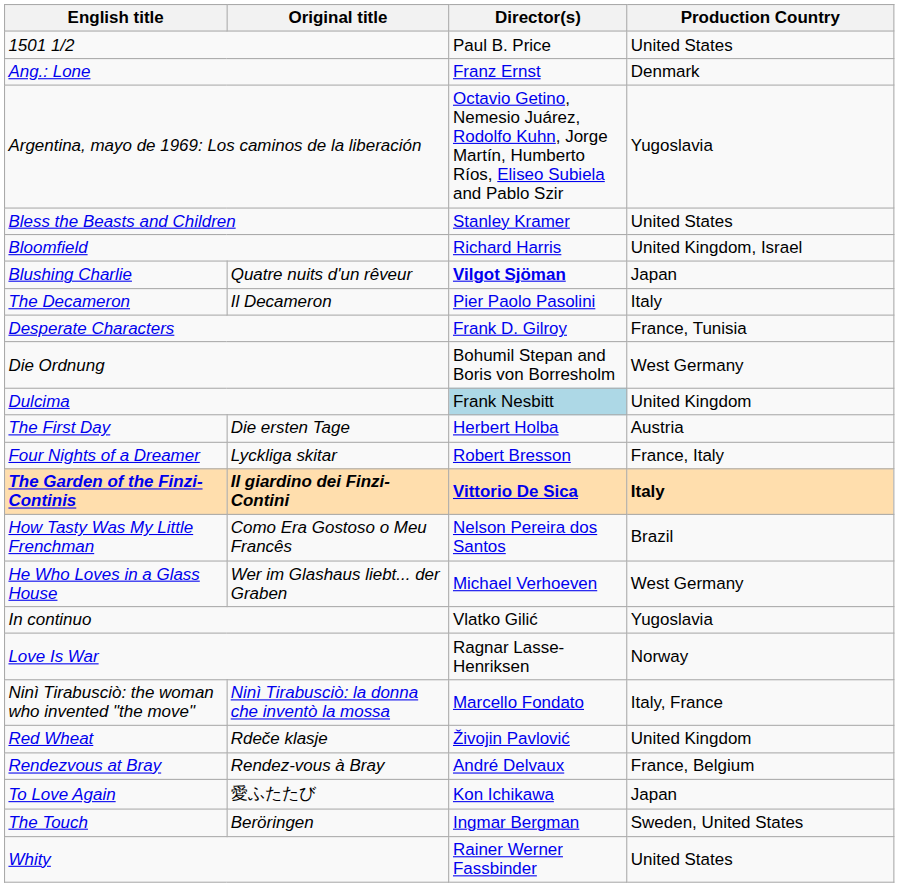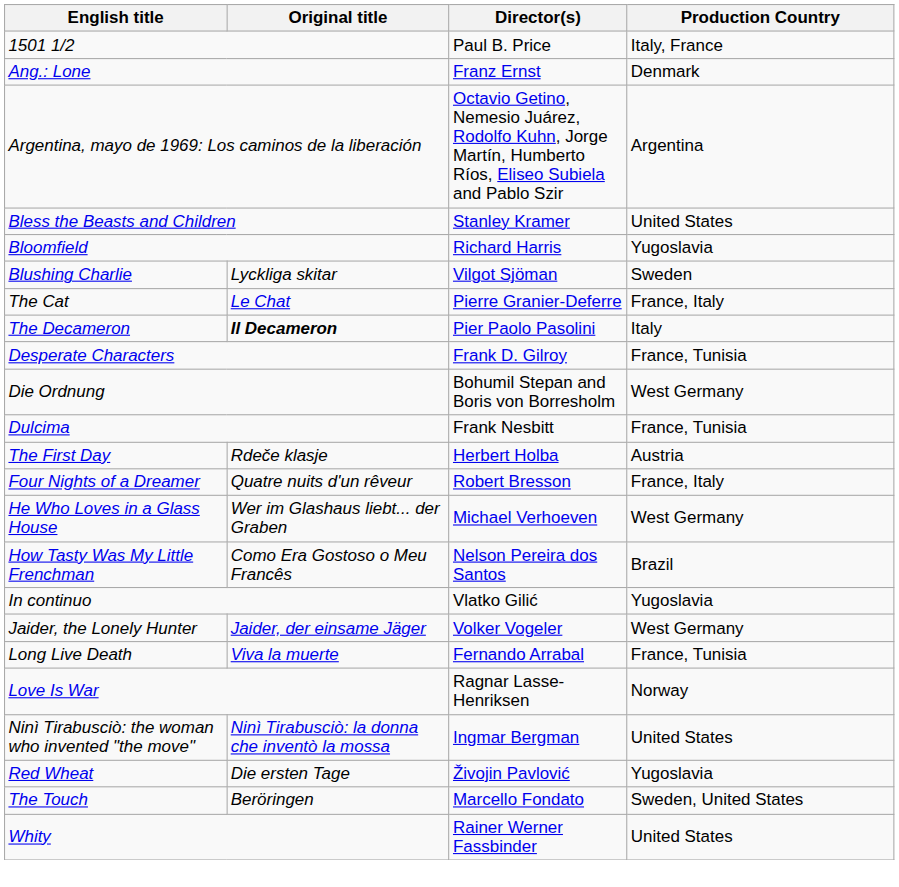(682, 44) United States -> (677, 44) Italy, France
(672, 146) Yugoslavia -> (667, 146) Argentina
(717, 247) United Kingdom, Israel -> (672, 247) Yugoslavia
(321, 274) Quatre nuits d'un rêveur -> (284, 274) Lyckliga skitar
(509, 274) bold -> (505, 274) normal
(654, 274) Japan -> (661, 274) Sweden
+ row: (39, 301)
(281, 301) normal -> (284, 328) bold
(503, 401) lightblue background -> (503, 428) no background
(691, 401) United Kingdom -> (689, 428) France, Tunisia
(290, 428) Die ersten Tage -> (279, 455) Rdeče klasje
(284, 455) Lyckliga skitar -> (321, 482) Quatre nuits d'un rêveur
- row: (105, 491)
rows swapped: (104, 583) <-> (101, 537)
+ row: (103, 627)
+ row: (70, 654)
(518, 702) Marcello Fondato -> (516, 737) Ingmar Bergman
(677, 702) Italy, France -> (682, 737) United States
(279, 738) Rdeče klasje -> (290, 773) Die ersten Tage
(691, 738) United Kingdom -> (672, 773) Yugoslavia
- row: (85, 765)
- row: (62, 794)
(516, 822) Ingmar Bergman -> (518, 800) Marcello Fondato
